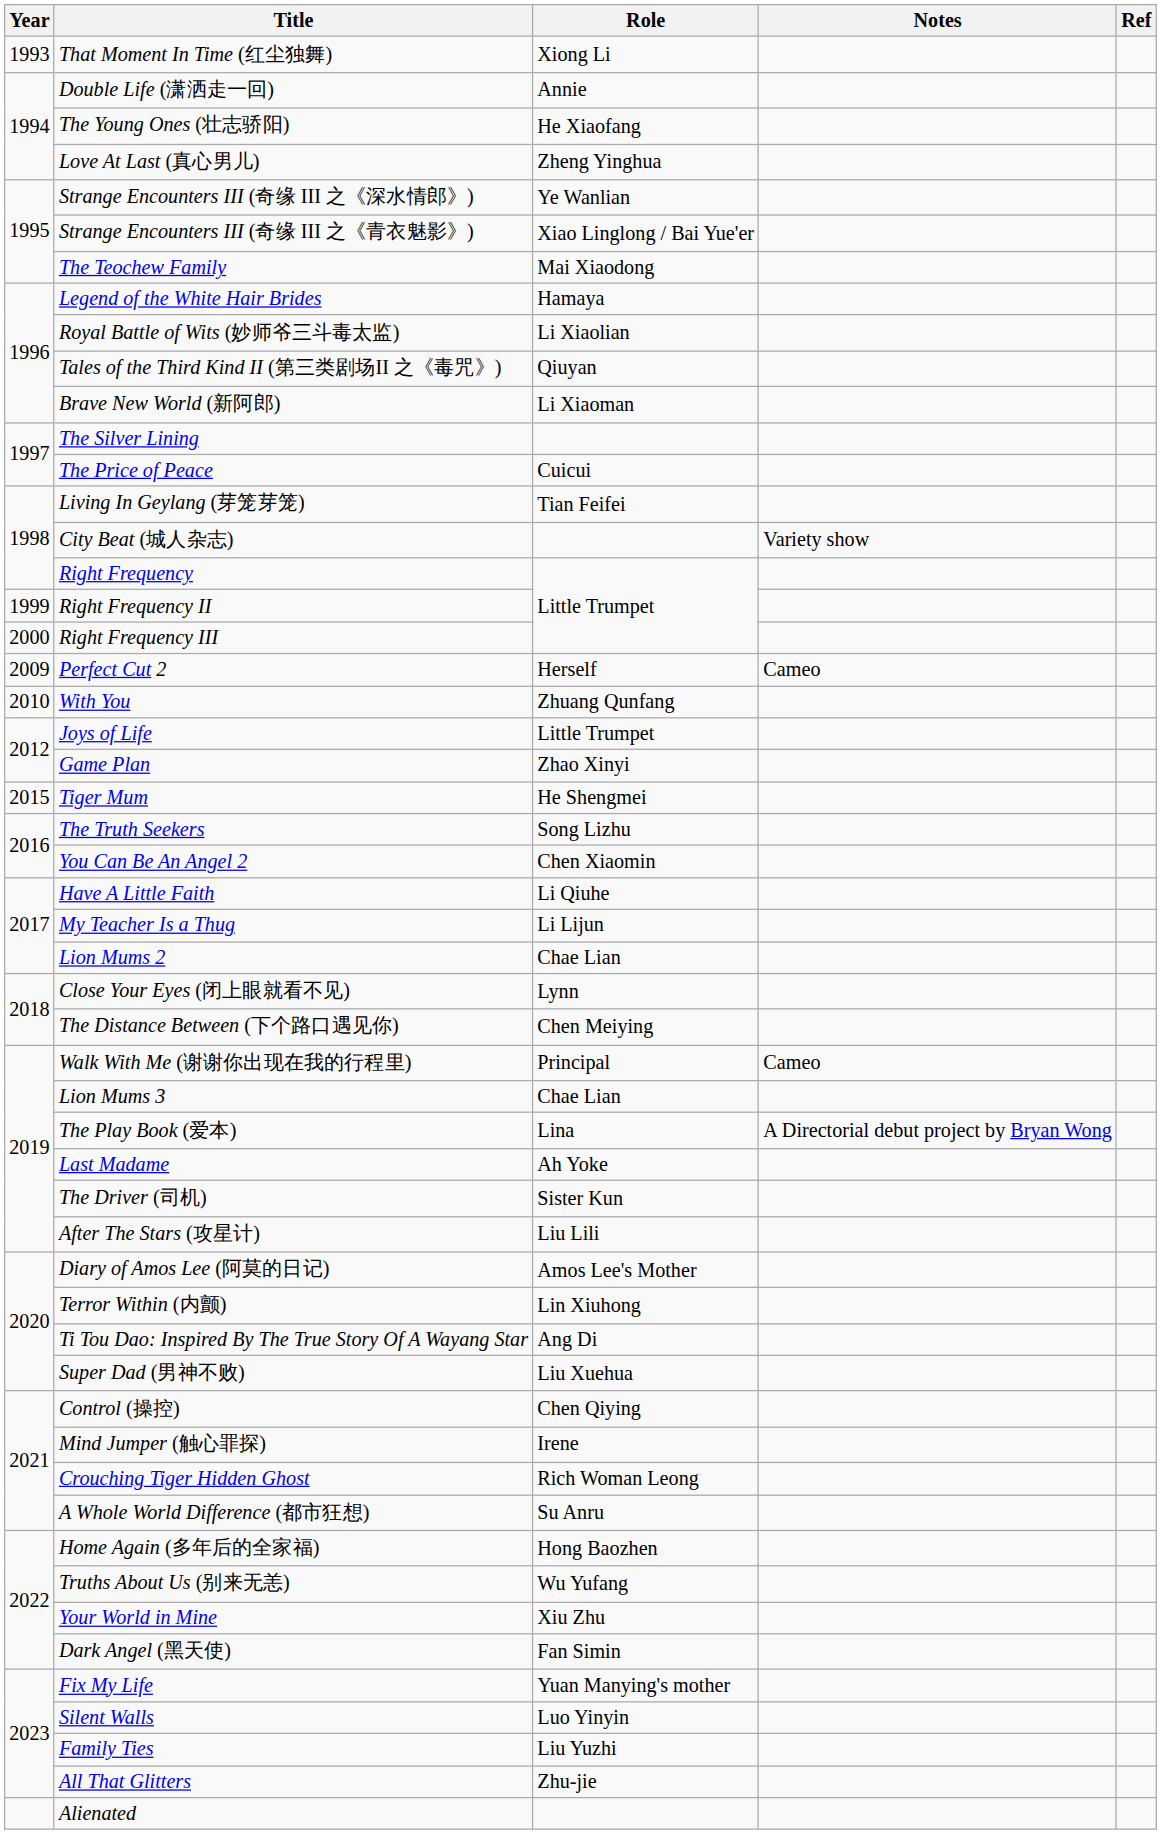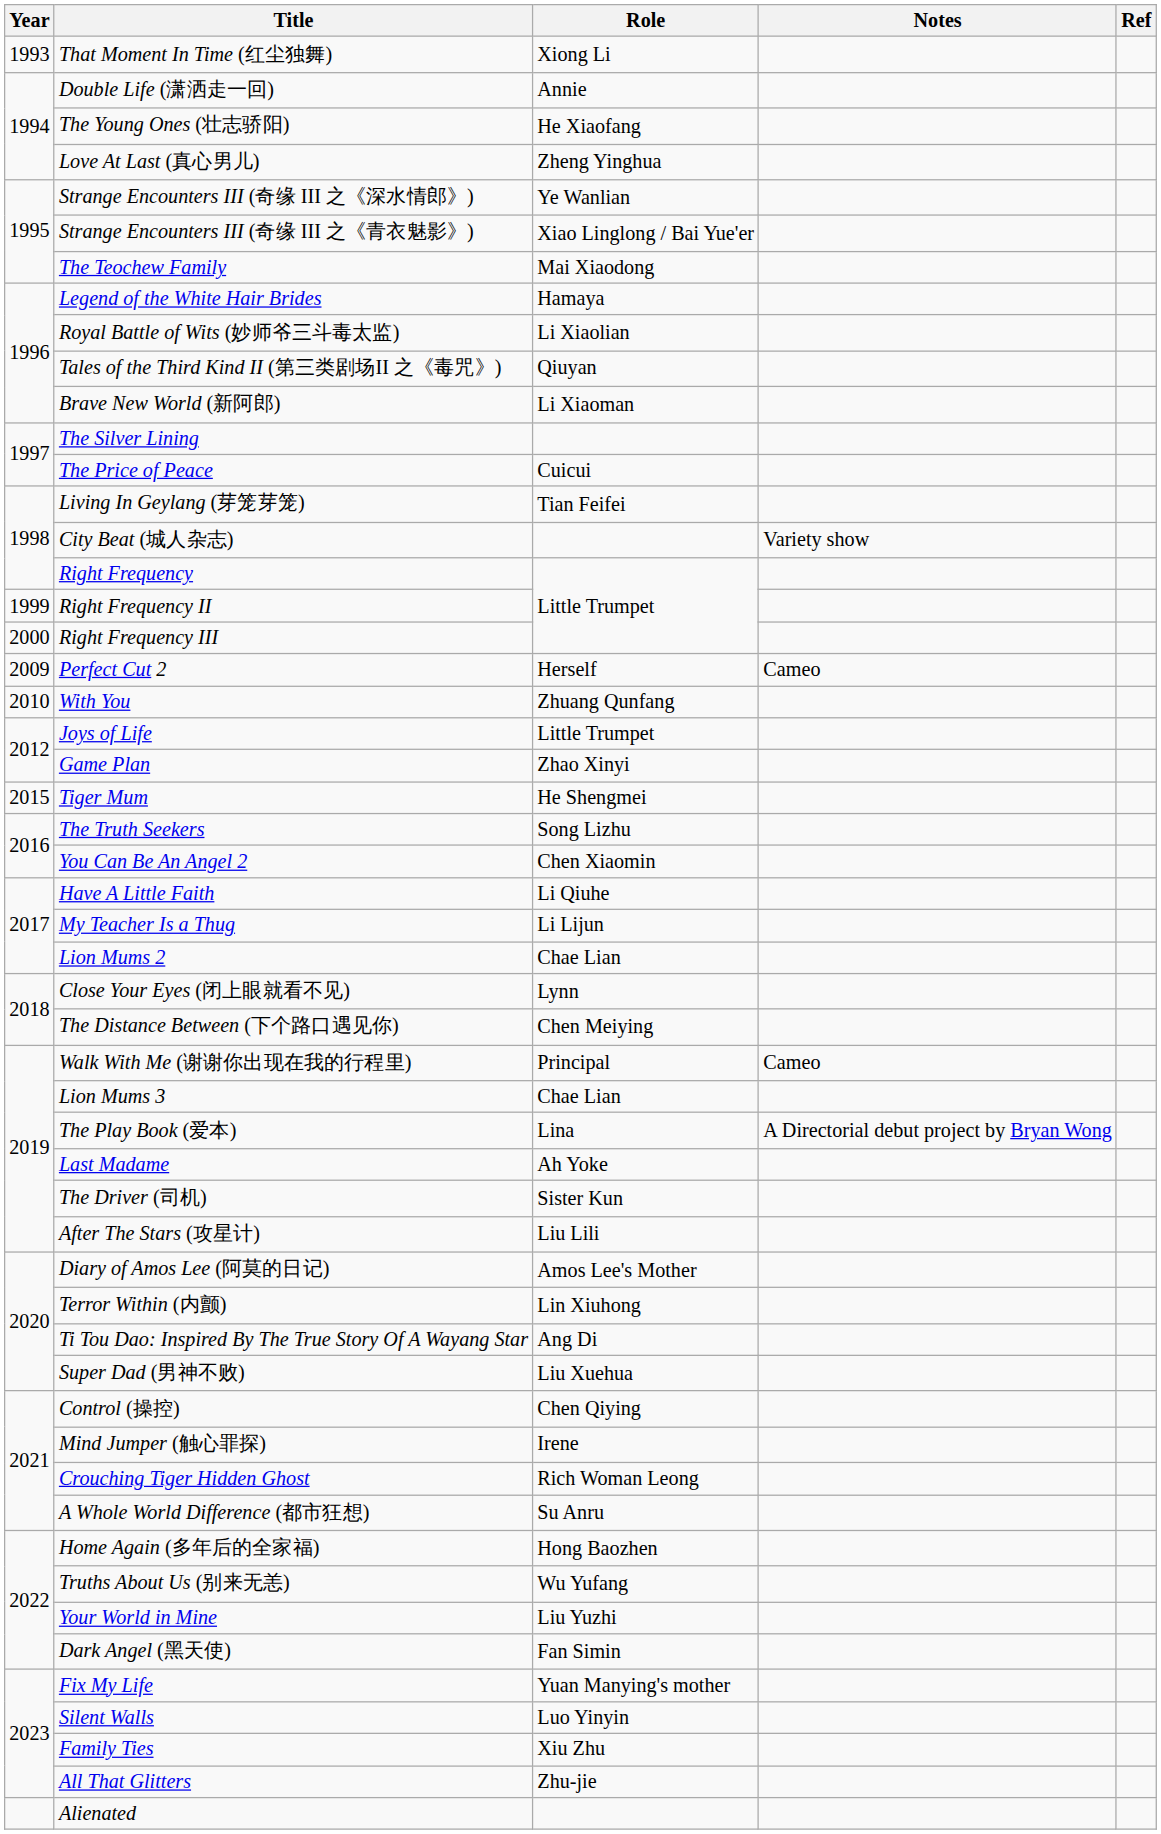(571, 1617) Xiu Zhu -> (577, 1617) Liu Yuzhi
(577, 1749) Liu Yuzhi -> (571, 1749) Xiu Zhu
